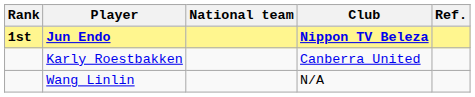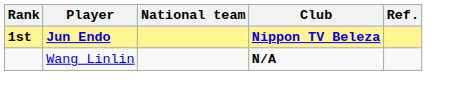- row: (115, 59)
(312, 81) normal -> (264, 59) bold
